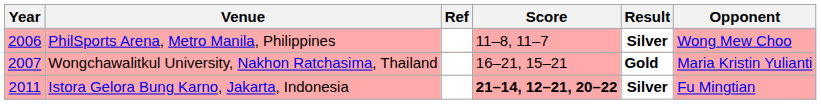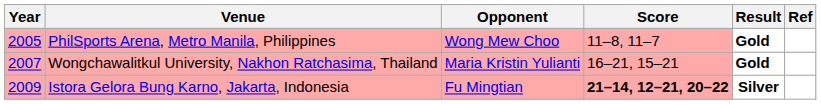columns swapped: (745, 17) <-> (457, 17)
(25, 40) 2006 -> (25, 40) 2005
(647, 40) Silver -> (753, 40) Gold
(25, 88) 2011 -> (25, 88) 2009
